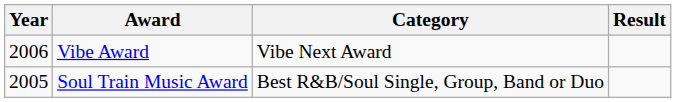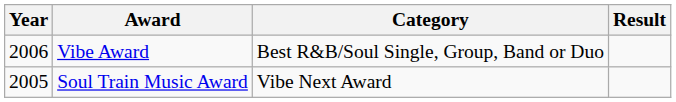(324, 50) Vibe Next Award -> (430, 50) Best R&B/Soul Single, Group, Band or Duo
(430, 81) Best R&B/Soul Single, Group, Band or Duo -> (324, 81) Vibe Next Award
